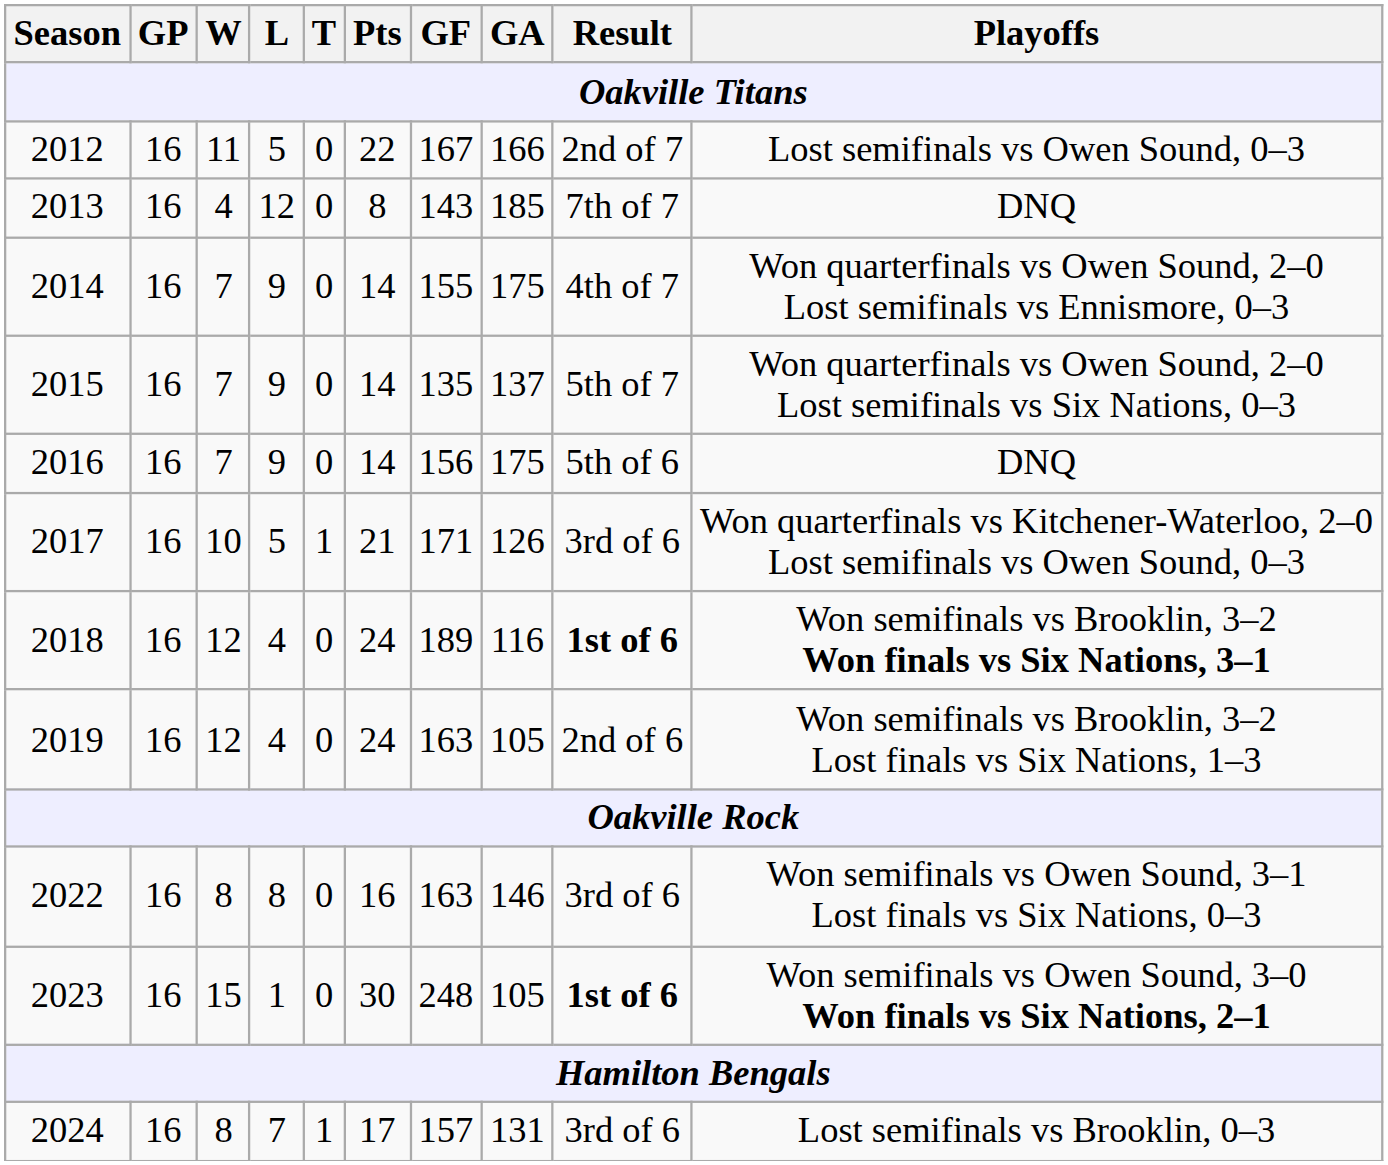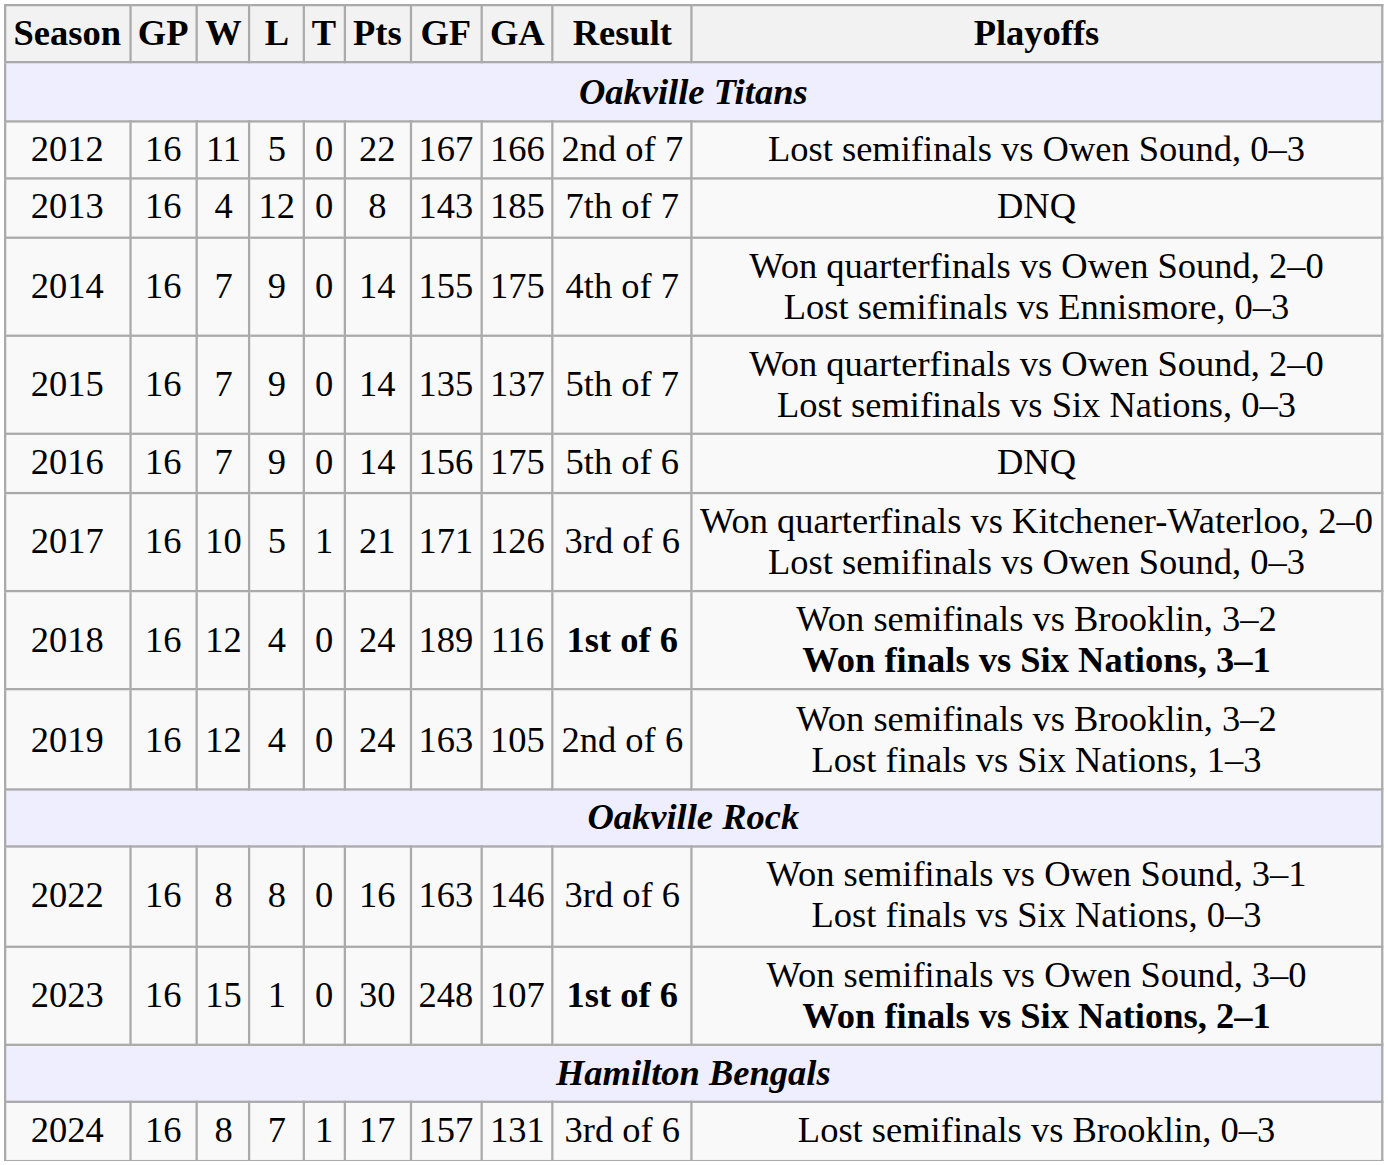(517, 994) 105 -> (517, 994) 107
